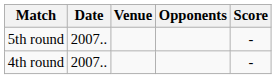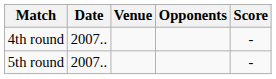rows swapped: (36, 62) <-> (36, 39)
